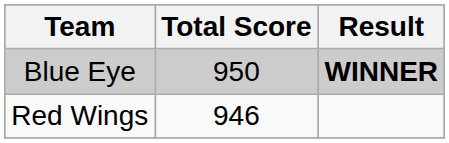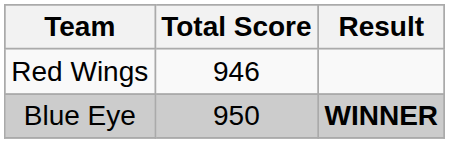rows swapped: (80, 115) <-> (80, 71)
